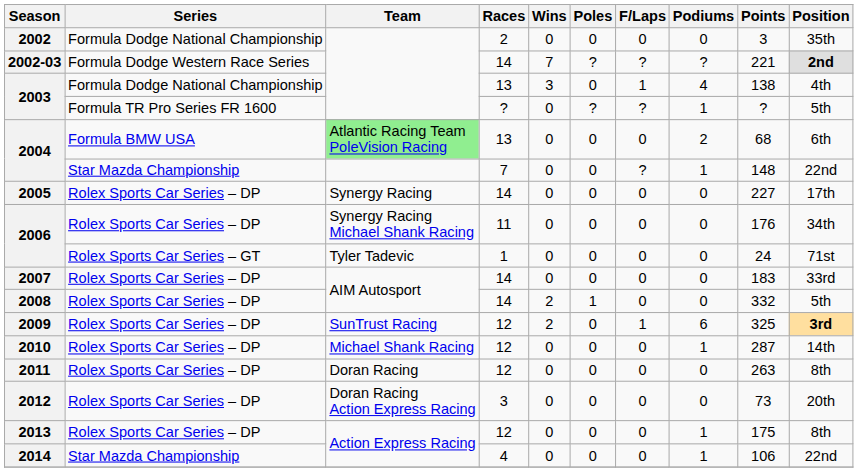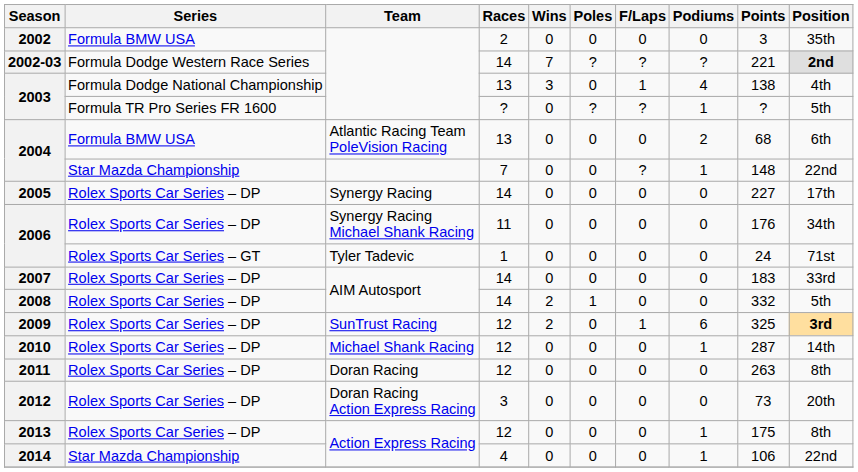(195, 39) Formula Dodge National Championship -> (131, 39) Formula BMW USA
(398, 139) lightgreen background -> (398, 139) no background
